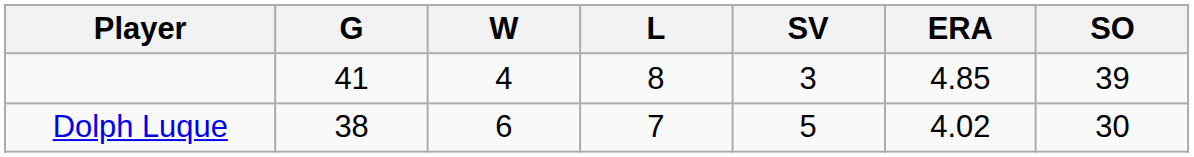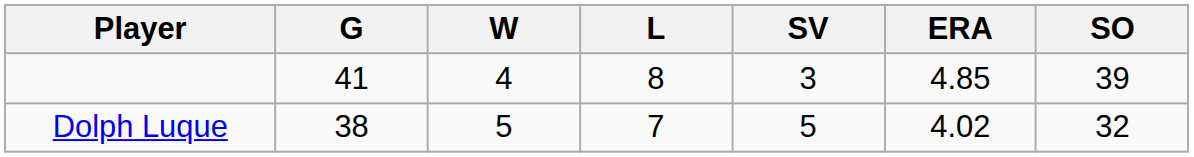(504, 126) 6 -> (504, 126) 5
(1112, 126) 30 -> (1112, 126) 32
